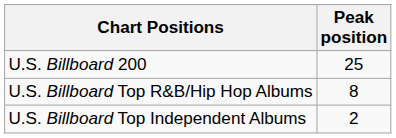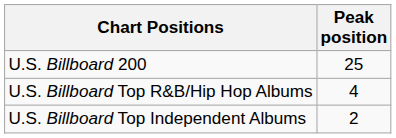(354, 91) 8 -> (354, 91) 4
